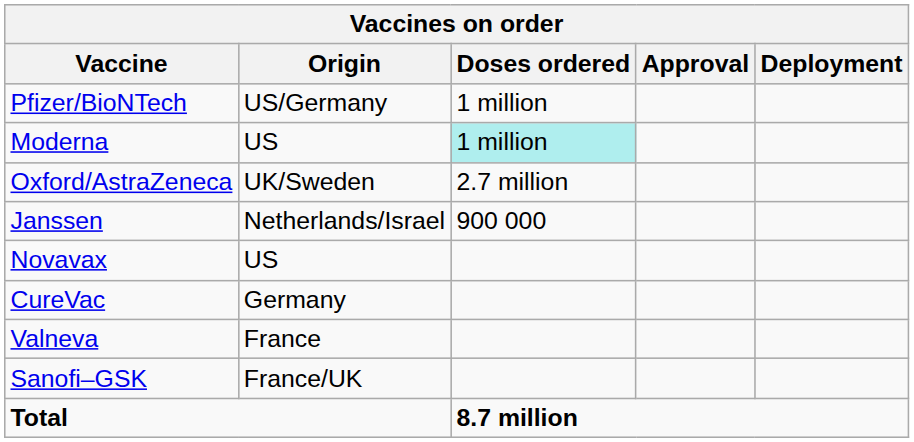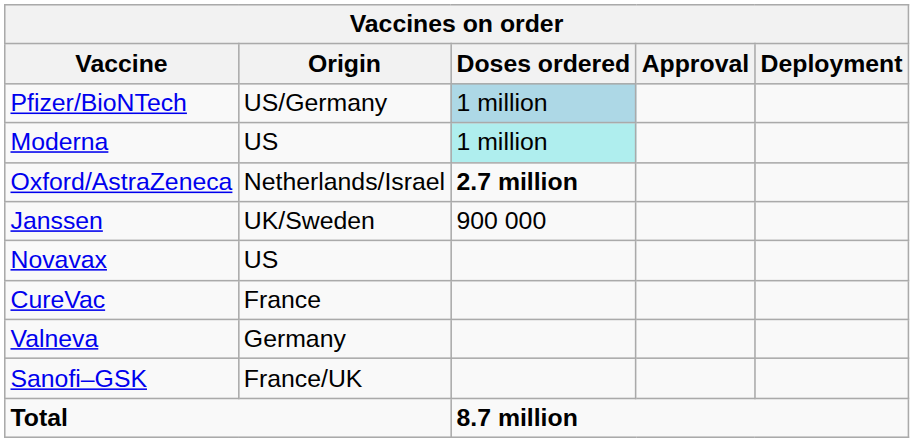(502, 102) no background -> (502, 102) lightblue background
(309, 181) UK/Sweden -> (344, 181) Netherlands/Israel
(512, 181) normal -> (517, 181) bold
(344, 220) Netherlands/Israel -> (309, 220) UK/Sweden
(295, 299) Germany -> (282, 299) France
(282, 338) France -> (295, 338) Germany
